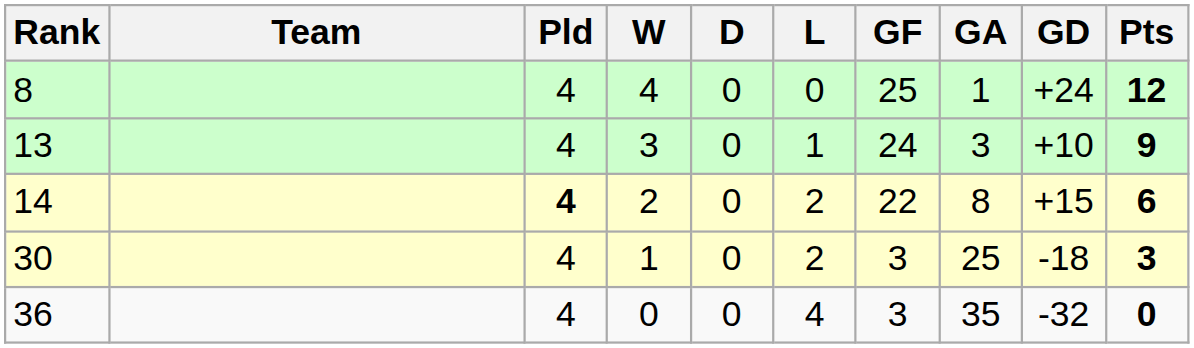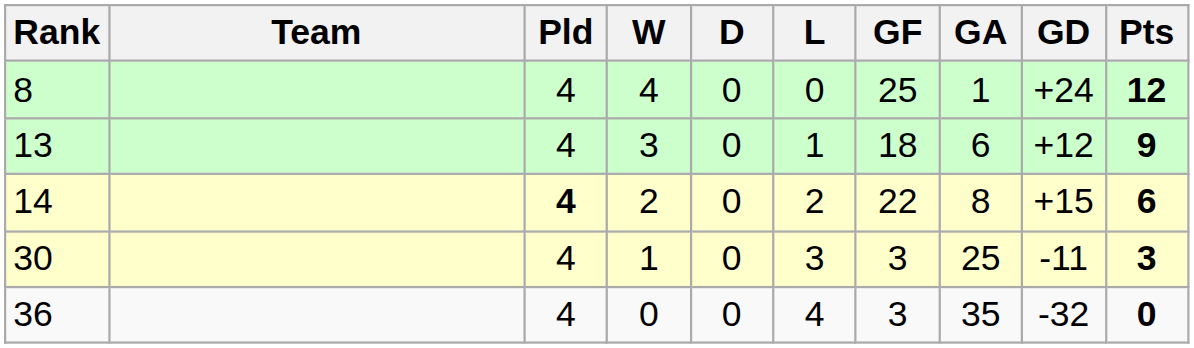(898, 145) 24 -> (898, 145) 18
(981, 145) 3 -> (981, 145) 6
(1064, 145) +10 -> (1064, 145) +12
(815, 257) 2 -> (815, 257) 3
(1064, 257) -18 -> (1064, 257) -11
